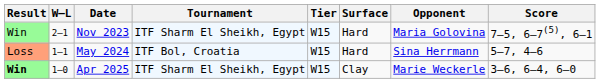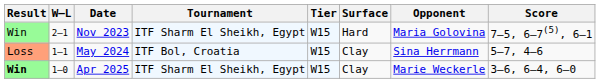(355, 52) Hard -> (355, 52) Clay
